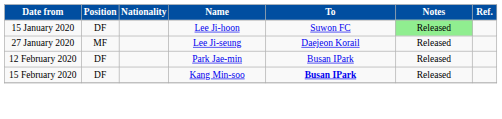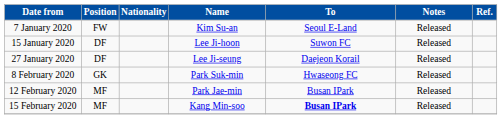+ row: (43, 28)
(434, 28) lightgreen background -> (434, 44) no background
(100, 44) MF -> (100, 59) DF
+ row: (43, 75)
(100, 59) DF -> (100, 91) MF
(100, 75) DF -> (100, 106) MF
